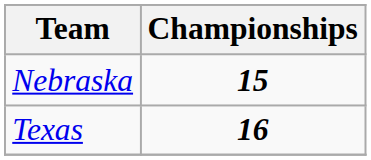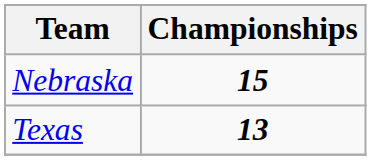(253, 129) 16 -> (253, 129) 13
